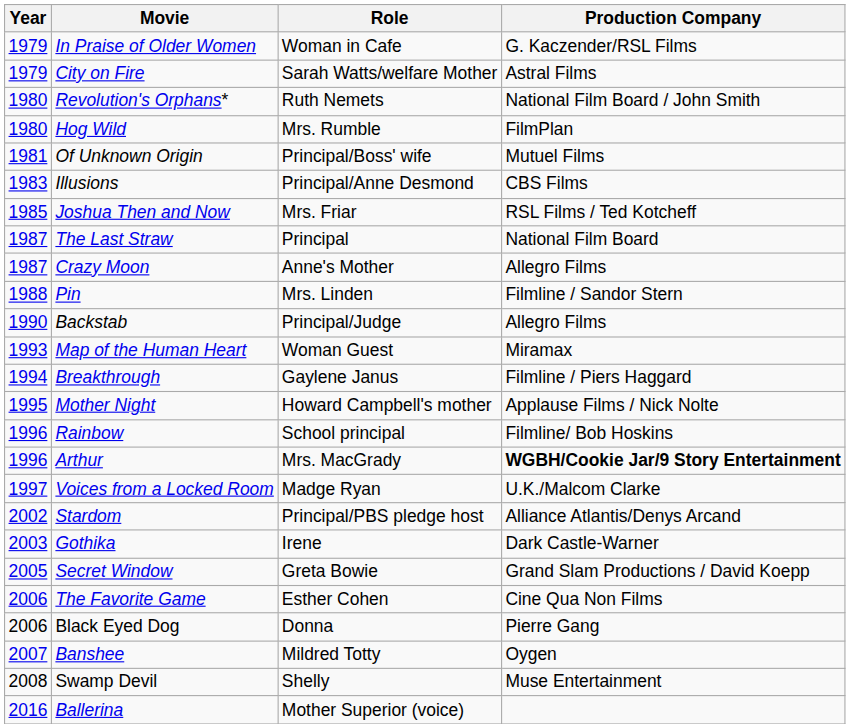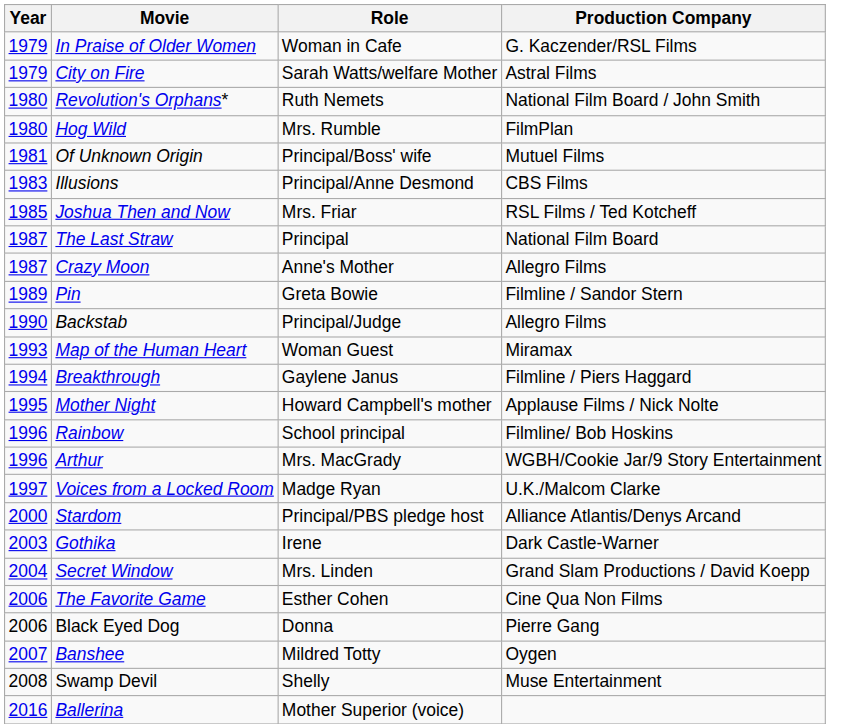(28, 294) 1988 -> (28, 294) 1989
(327, 294) Mrs. Linden -> (330, 294) Greta Bowie
(673, 460) bold -> (663, 460) normal
(28, 516) 2002 -> (28, 516) 2000
(28, 571) 2005 -> (28, 571) 2004
(330, 571) Greta Bowie -> (327, 571) Mrs. Linden
